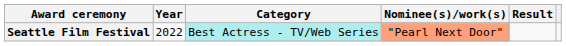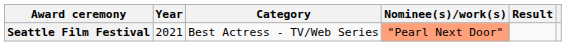(169, 32) 2022 -> (169, 32) 2021
(283, 32) paleturquoise background -> (283, 32) no background
